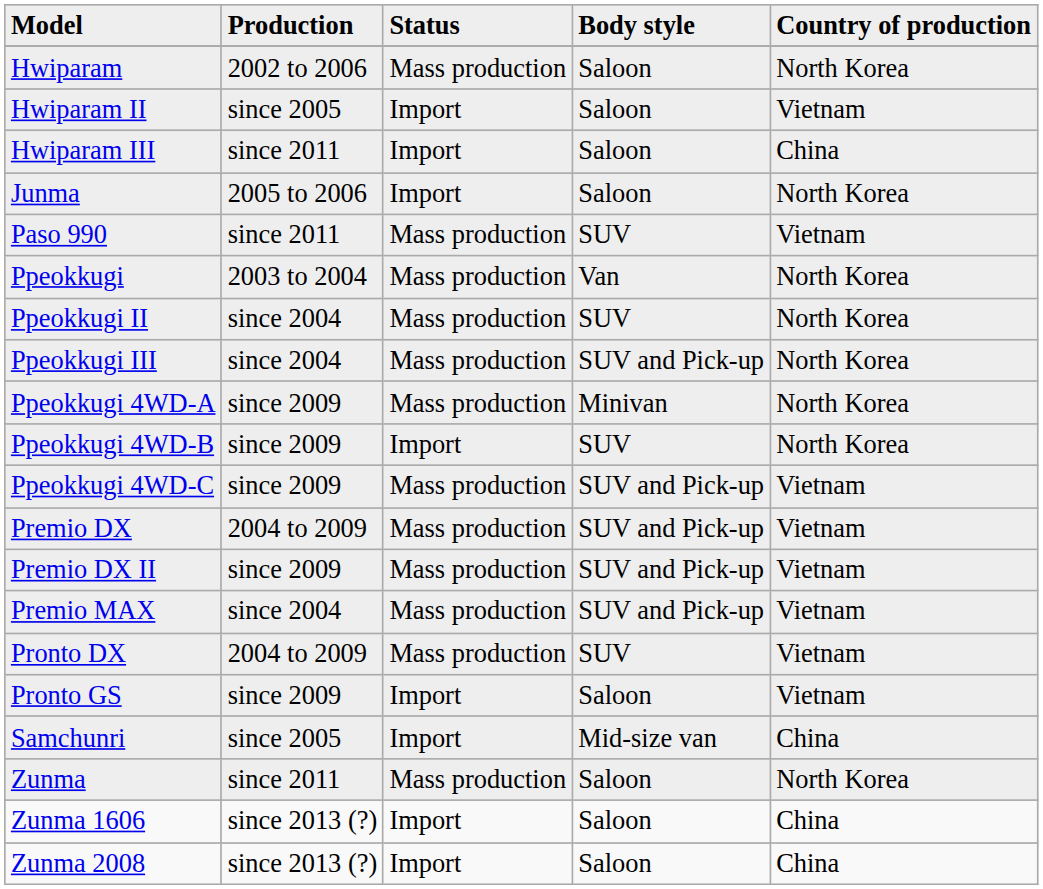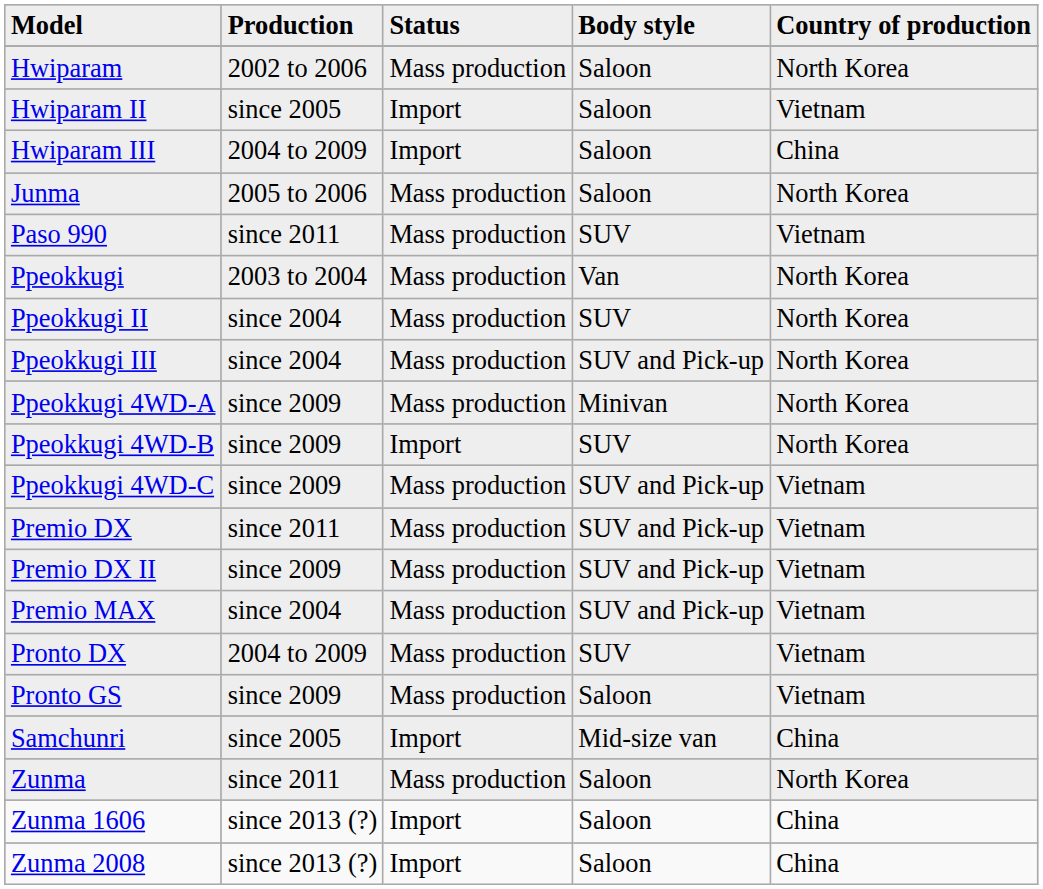(284, 151) since 2011 -> (297, 151) 2004 to 2009
(425, 192) Import -> (478, 192) Mass production
(297, 527) 2004 to 2009 -> (284, 527) since 2011
(425, 695) Import -> (478, 695) Mass production
